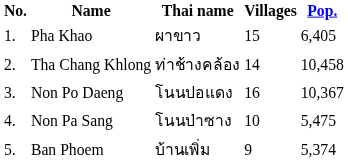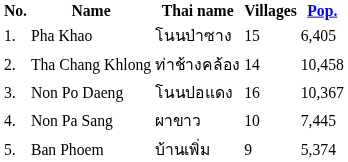(178, 36) ผาขาว -> (193, 36) โนนป่าซาง
(193, 121) โนนป่าซาง -> (178, 121) ผาขาว
(318, 121) 5,475 -> (318, 121) 7,445
